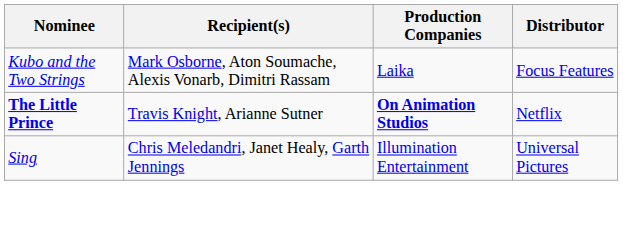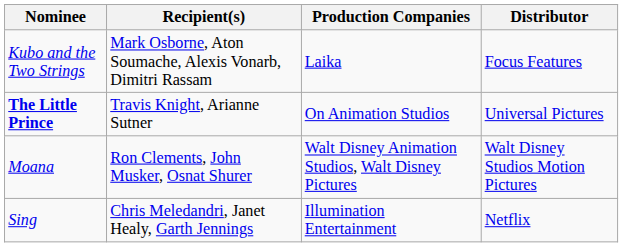(426, 114) bold -> (377, 114) normal
(539, 114) Netflix -> (544, 114) Universal Pictures
+ row: (31, 166)
(548, 157) Universal Pictures -> (508, 219) Netflix
